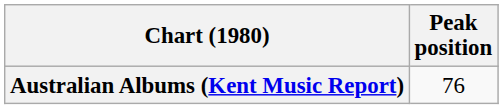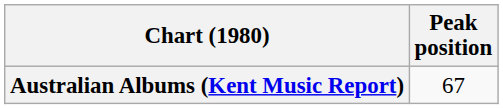(453, 84) 76 -> (453, 84) 67
